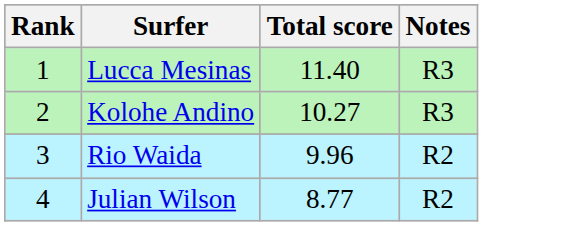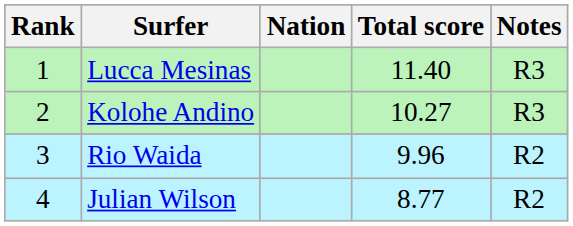+ column: (306, 26)
